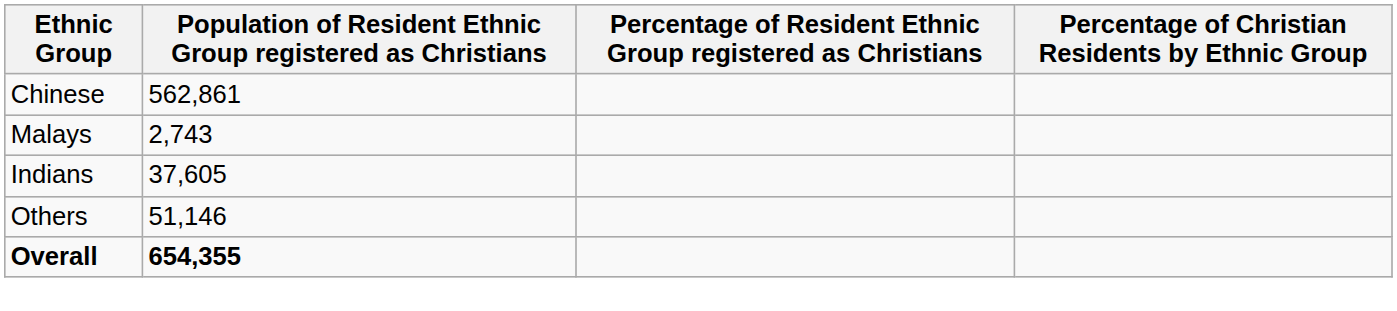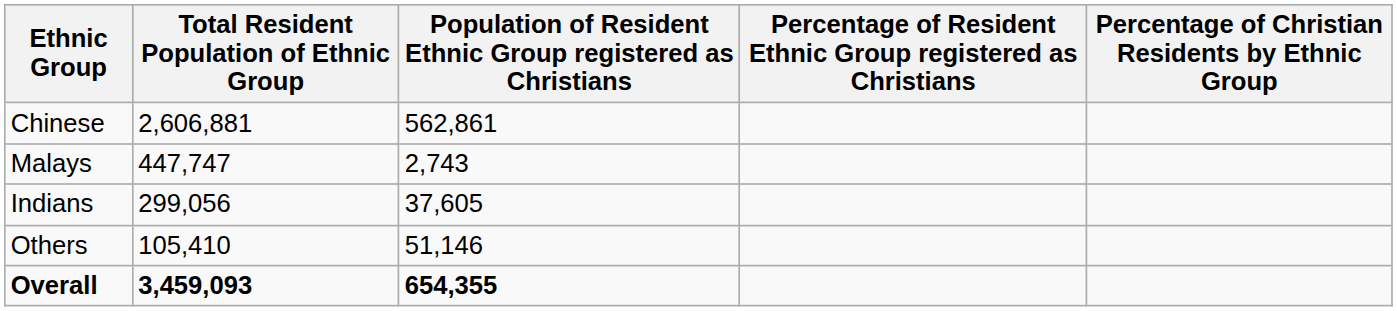+ column: (266, 53)
